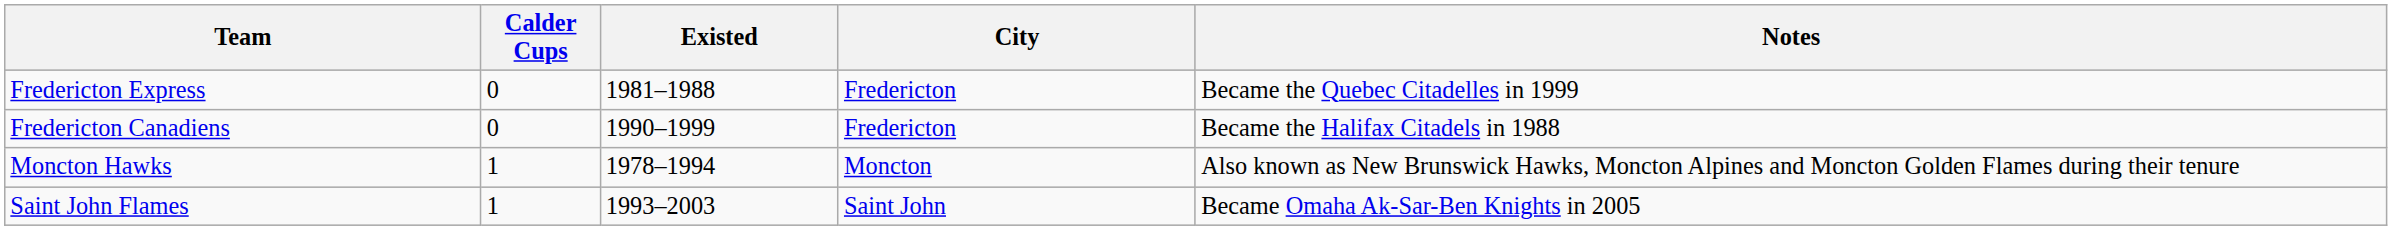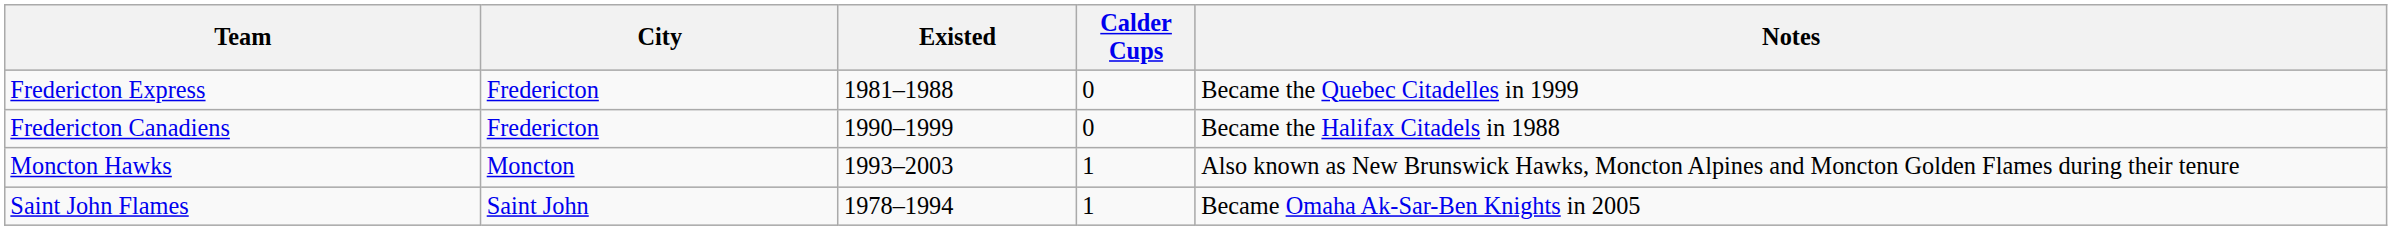columns swapped: (1017, 37) <-> (541, 37)
(661, 166) 1978–1994 -> (899, 166) 1993–2003
(661, 205) 1993–2003 -> (899, 205) 1978–1994
